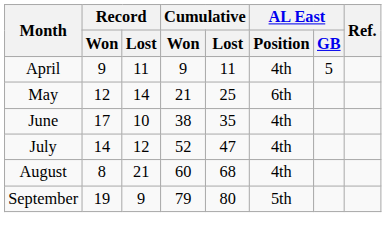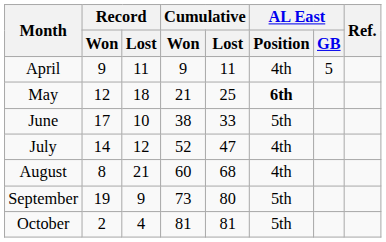(141, 95) 14 -> (141, 95) 18
(281, 95) normal -> (281, 95) bold
(228, 120) 35 -> (228, 120) 33
(281, 120) 4th -> (281, 120) 5th
(183, 198) 79 -> (183, 198) 73
+ row: (43, 224)
